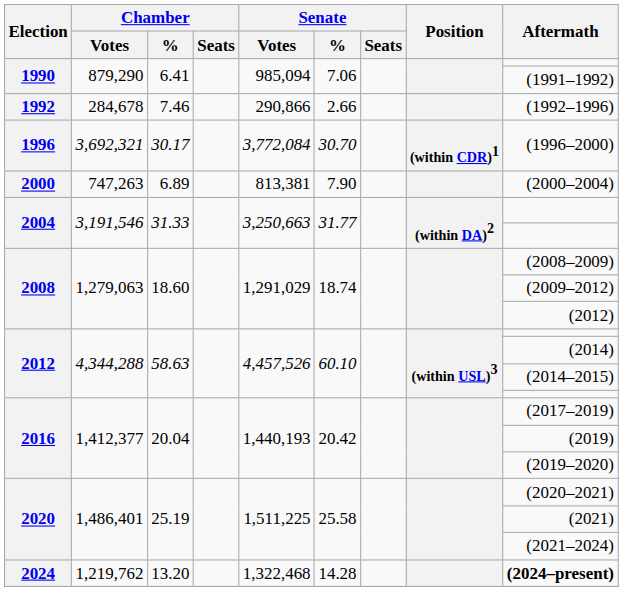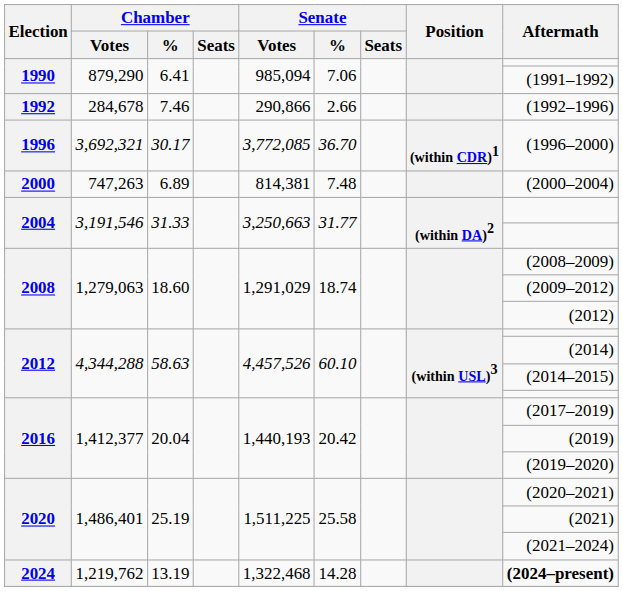(277, 145) 3,772,084 -> (277, 145) 3,772,085
(338, 145) 30.70 -> (338, 145) 36.70
(283, 183) 813,381 -> (283, 183) 814,381
(342, 183) 7.90 -> (342, 183) 7.48
(170, 572) 13.20 -> (170, 572) 13.19
